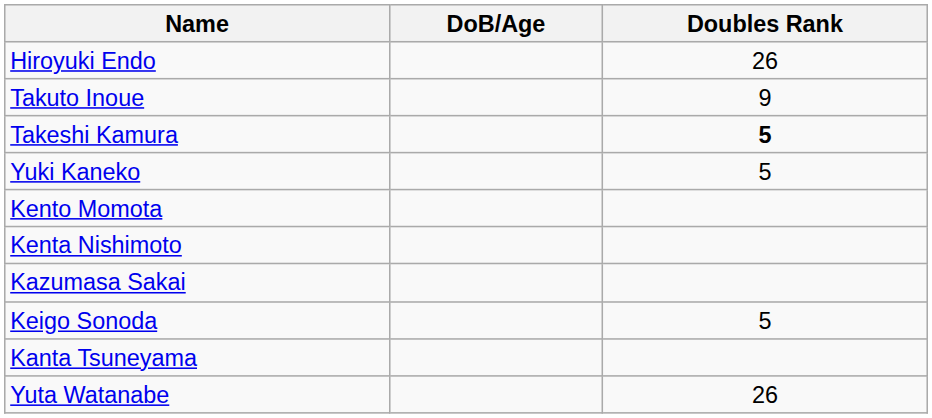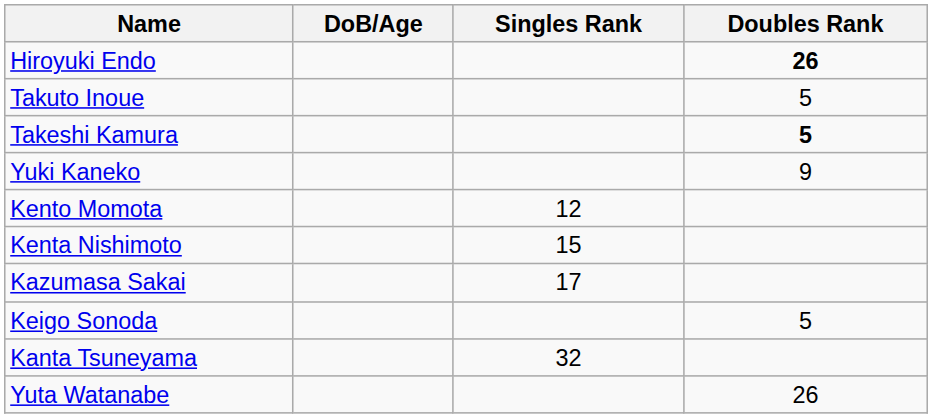+ column: (569, 23)
(765, 61) normal -> (805, 61) bold
(765, 98) 9 -> (805, 98) 5
(765, 172) 5 -> (805, 172) 9
